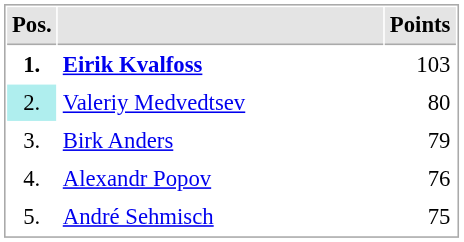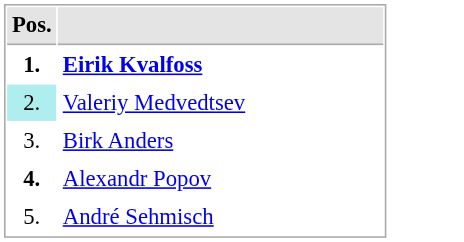- column: (420, 25)
(32, 178) normal -> (32, 178) bold
